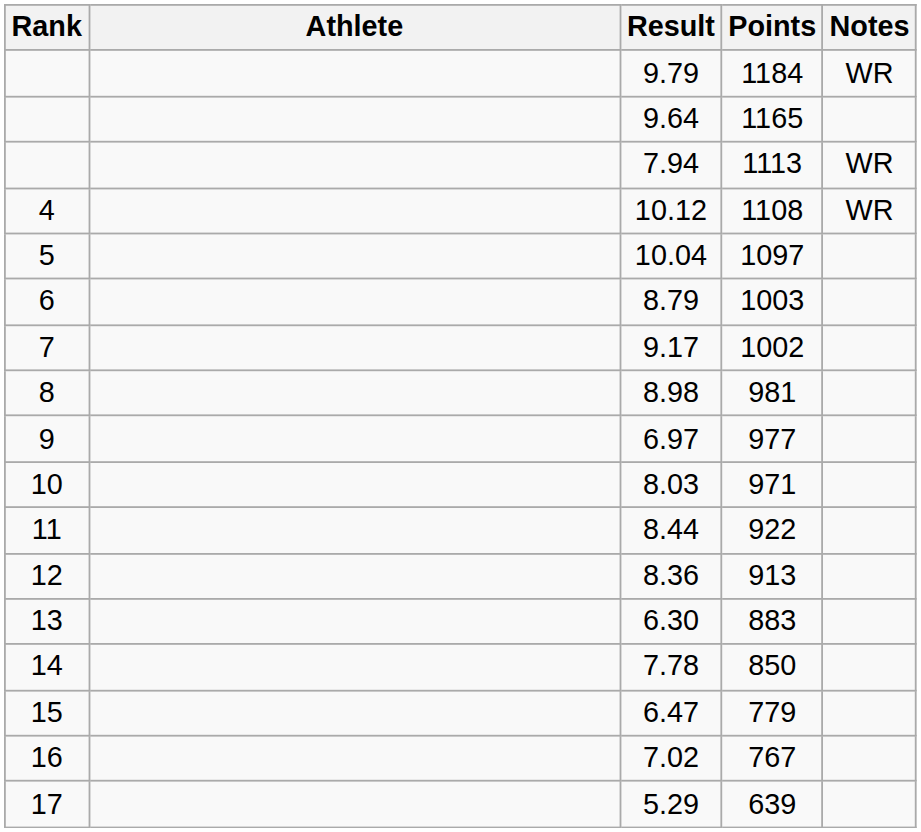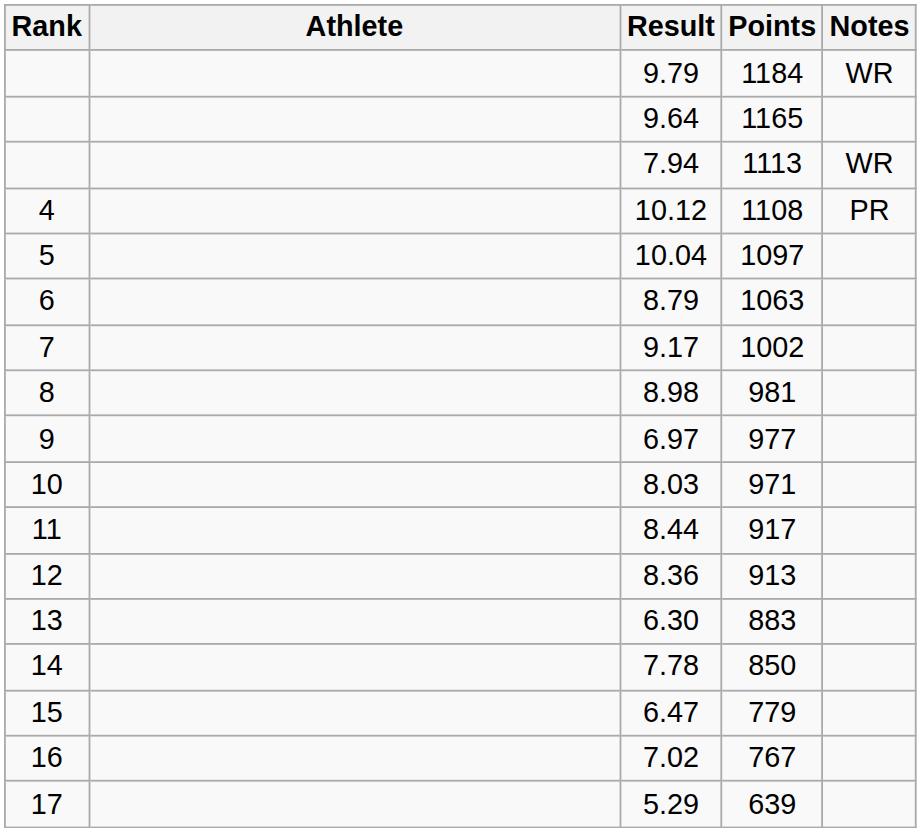(869, 210) WR -> (870, 210) PR
(772, 301) 1003 -> (772, 301) 1063
(772, 529) 922 -> (772, 529) 917
